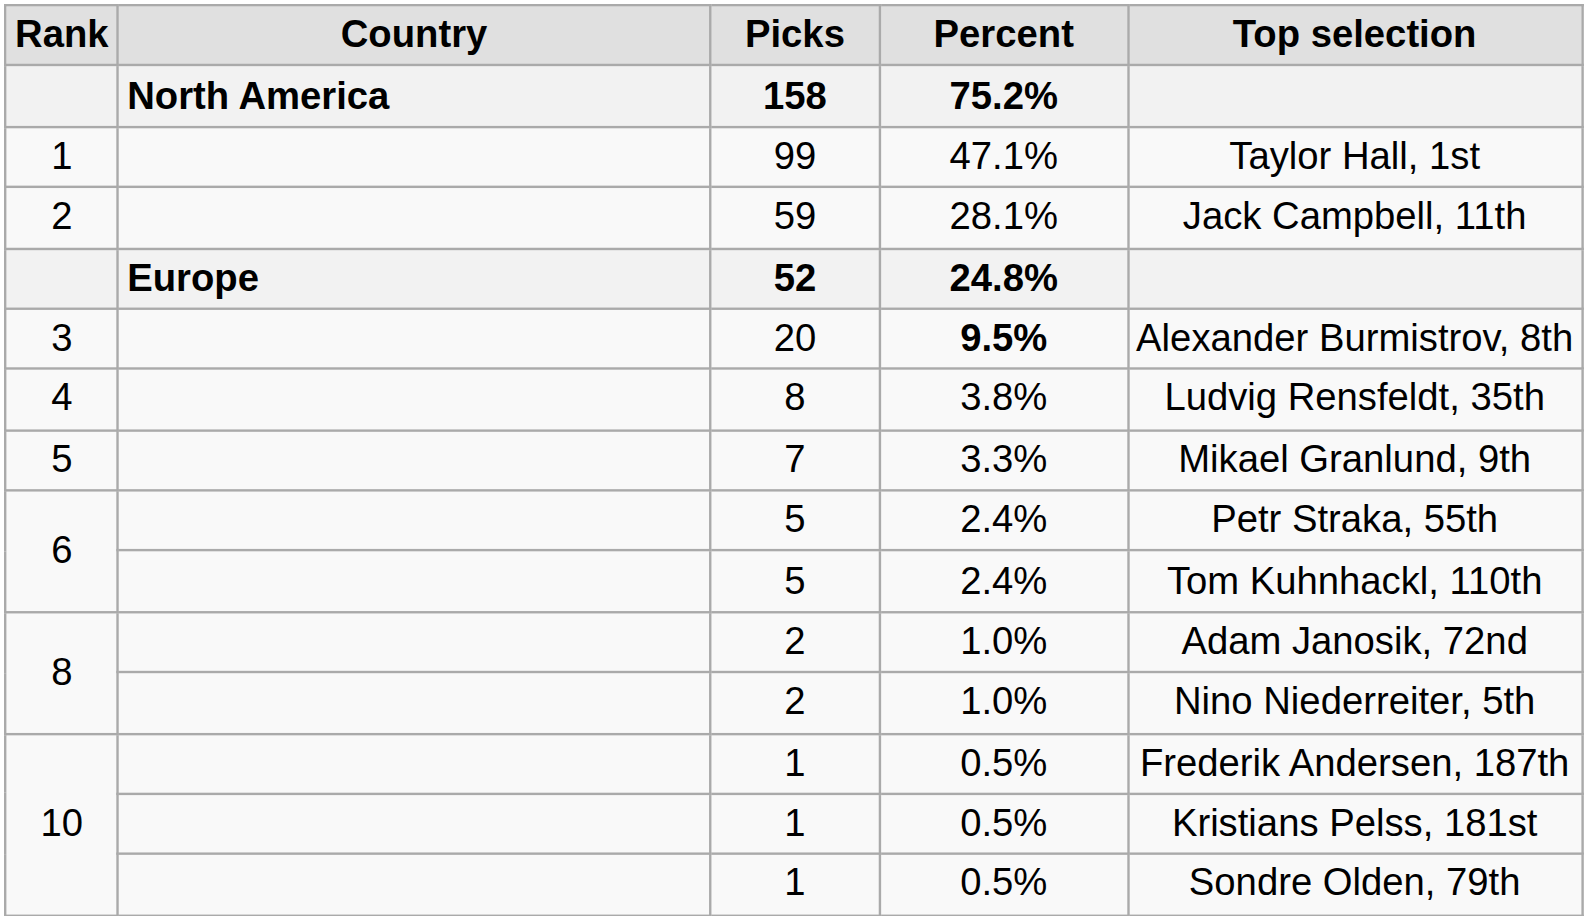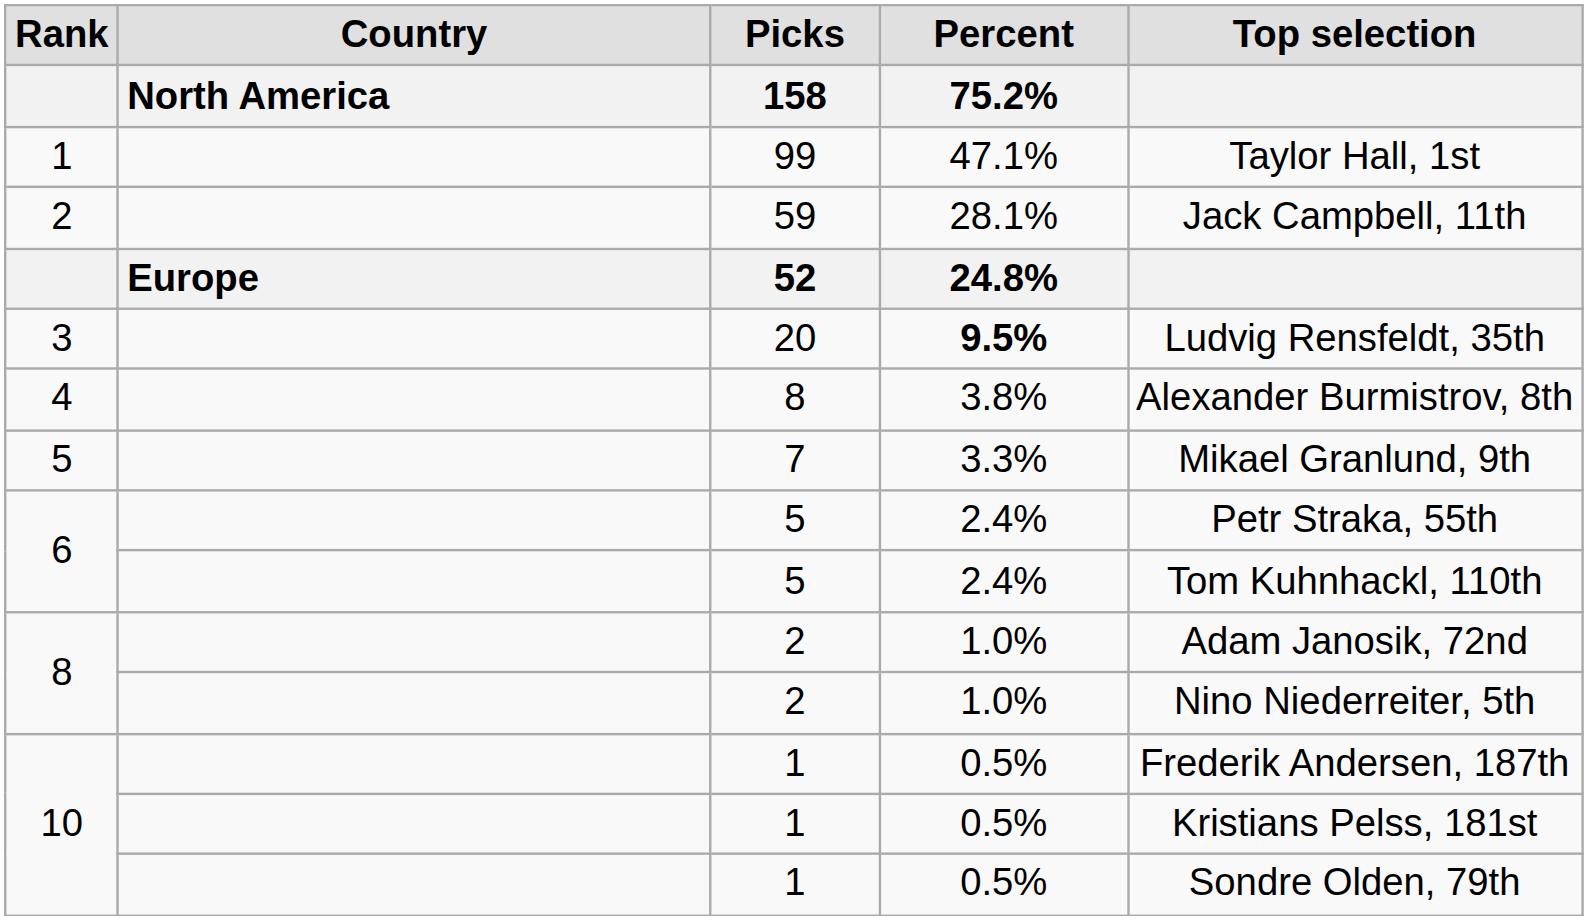(1355, 338) Alexander Burmistrov, 8th -> (1355, 338) Ludvig Rensfeldt, 35th
(1355, 398) Ludvig Rensfeldt, 35th -> (1355, 398) Alexander Burmistrov, 8th
